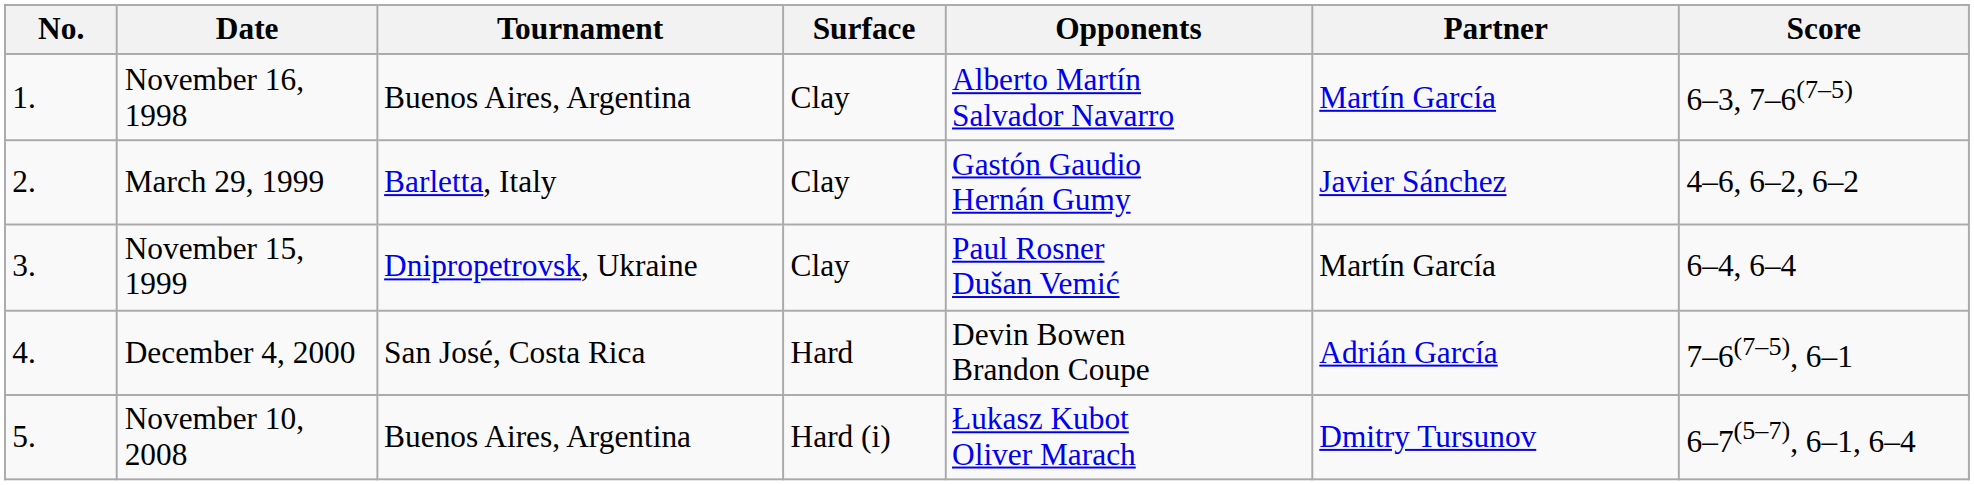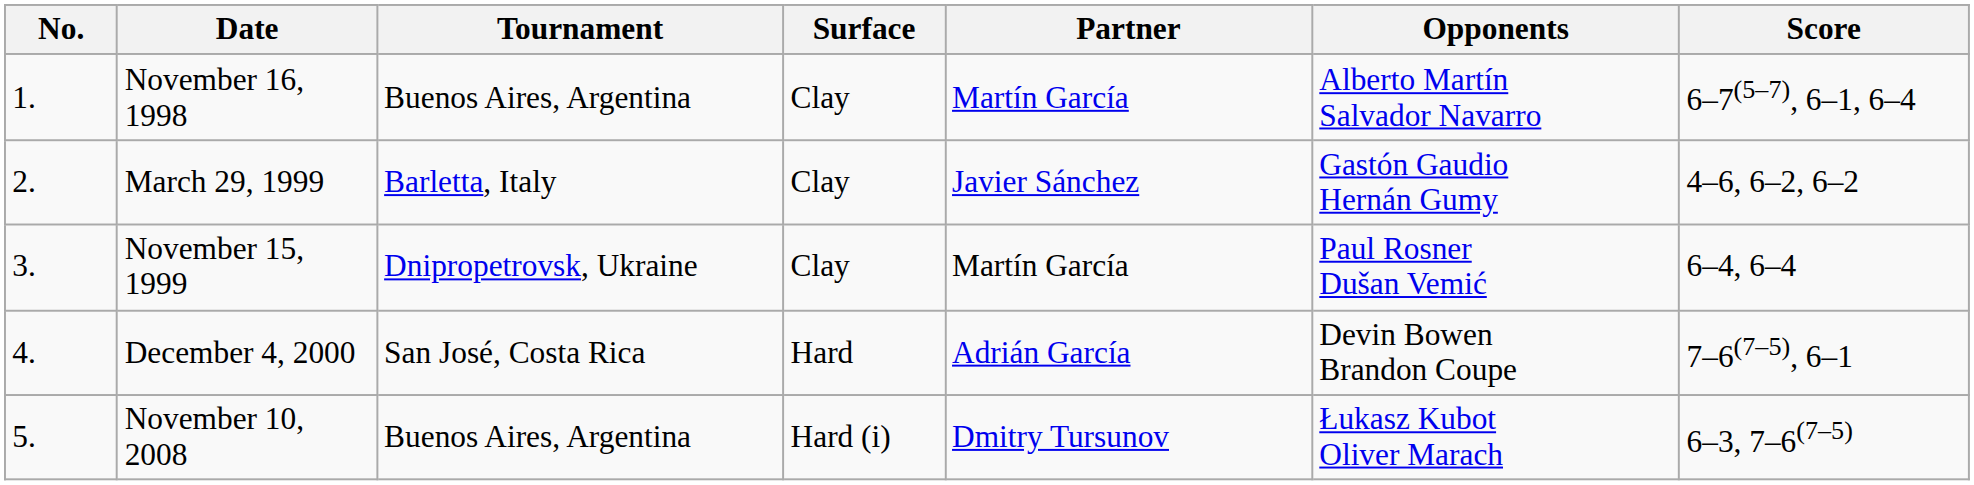columns swapped: (1496, 29) <-> (1128, 29)
(1770, 96) 6–3, 7–6(7–5) -> (1801, 96) 6–7(5–7), 6–1, 6–4
(1801, 436) 6–7(5–7), 6–1, 6–4 -> (1770, 436) 6–3, 7–6(7–5)
